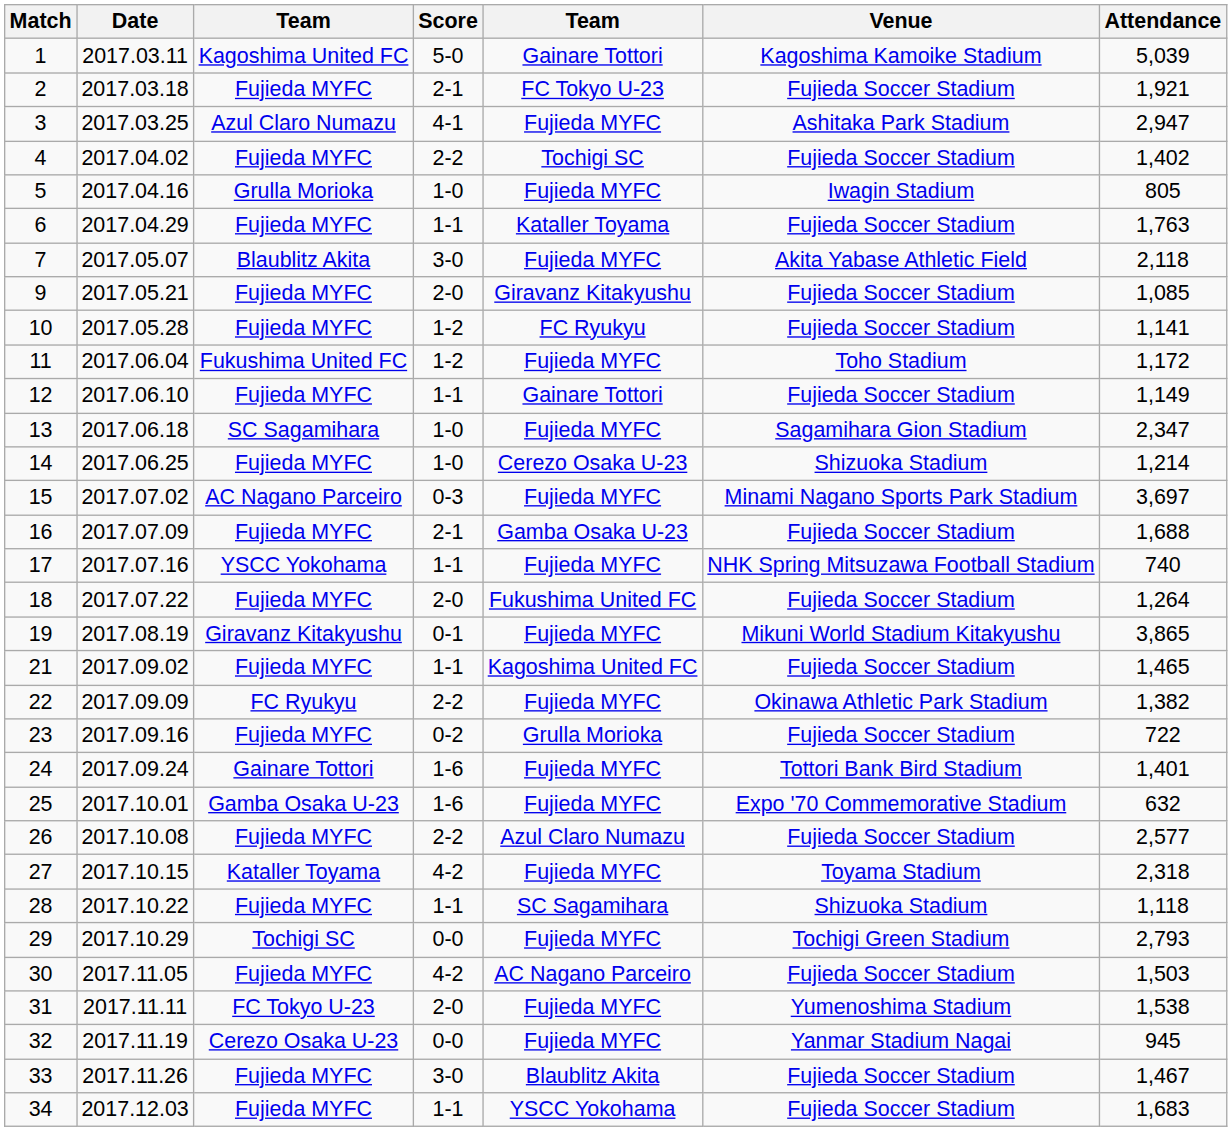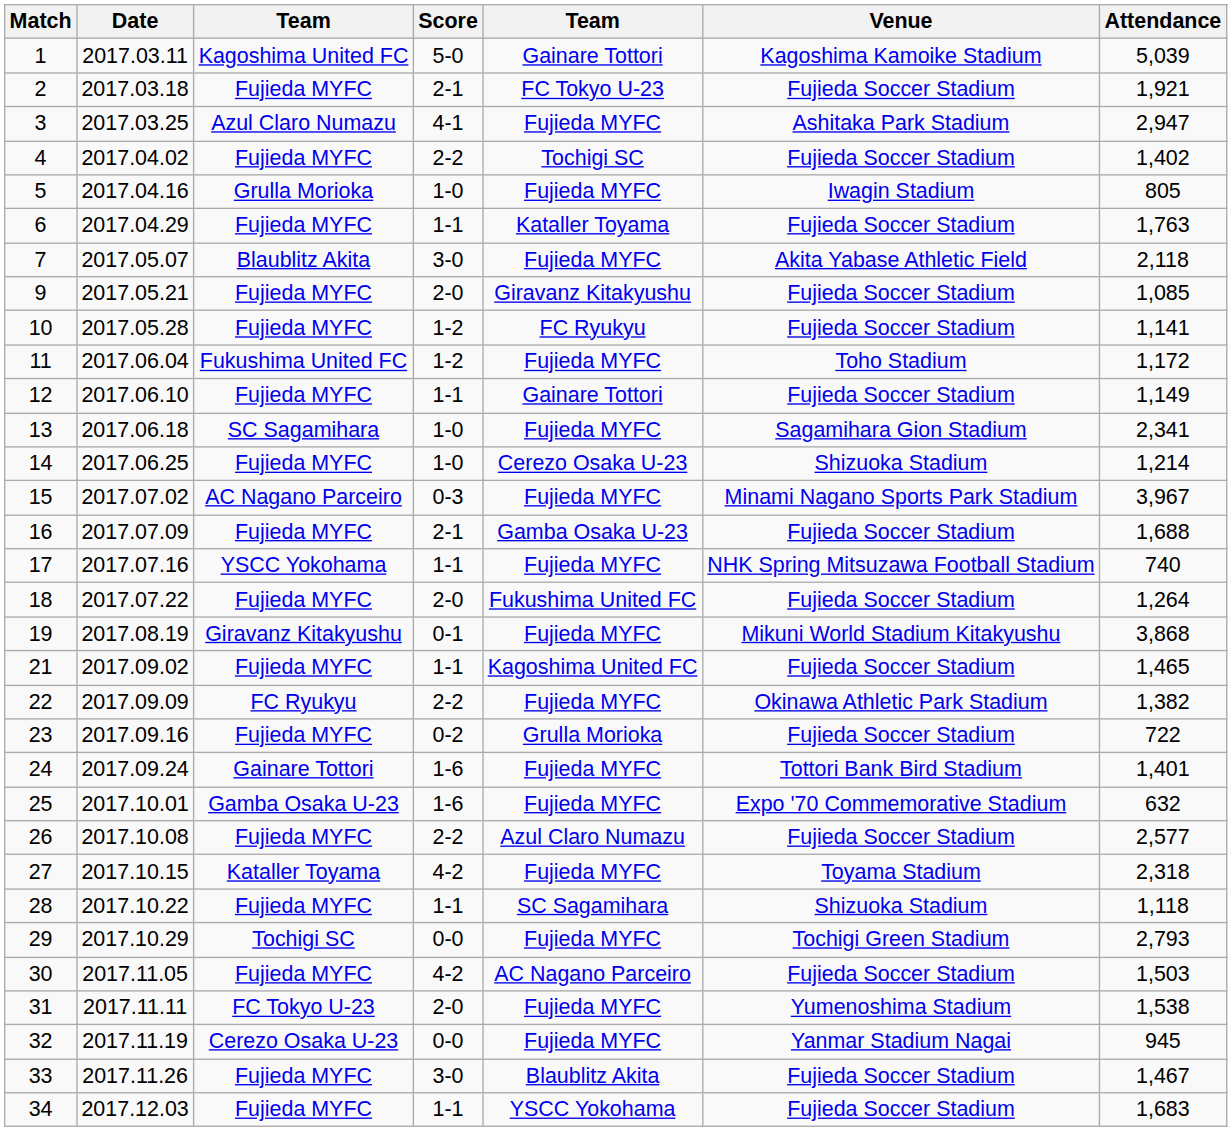(1163, 429) 2,347 -> (1163, 429) 2,341
(1163, 497) 3,697 -> (1163, 497) 3,967
(1163, 633) 3,865 -> (1163, 633) 3,868
